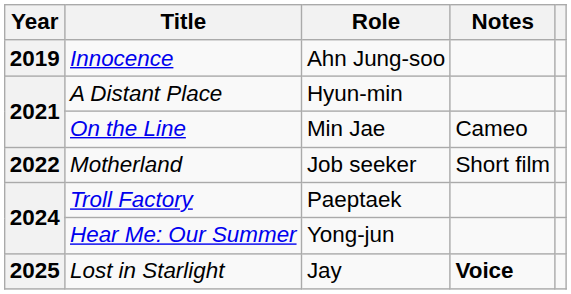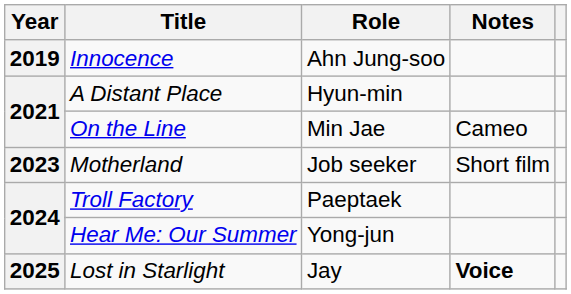(35, 164) 2022 -> (35, 164) 2023
